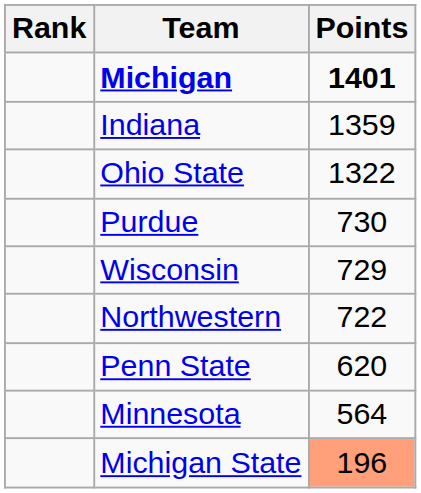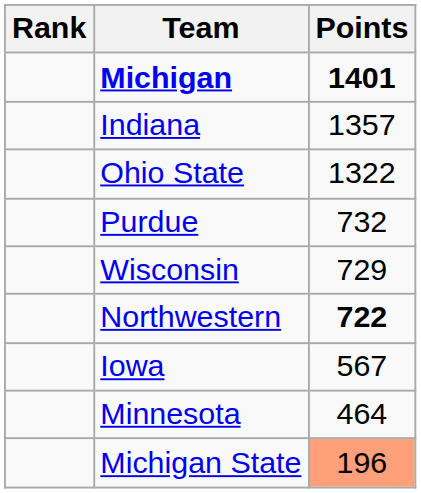(362, 125) 1359 -> (362, 125) 1357
(362, 221) 730 -> (362, 221) 732
(362, 317) normal -> (362, 317) bold
- row: (176, 366)
+ row: (132, 366)
(362, 414) 564 -> (362, 414) 464
